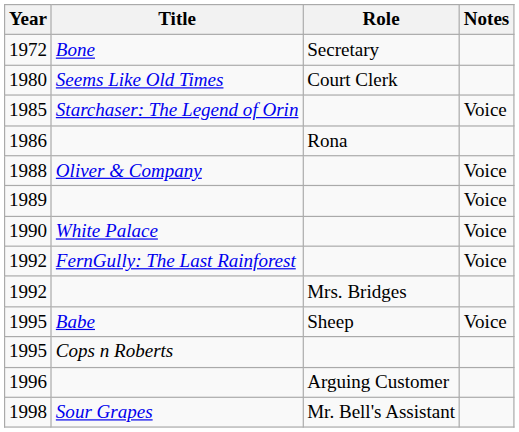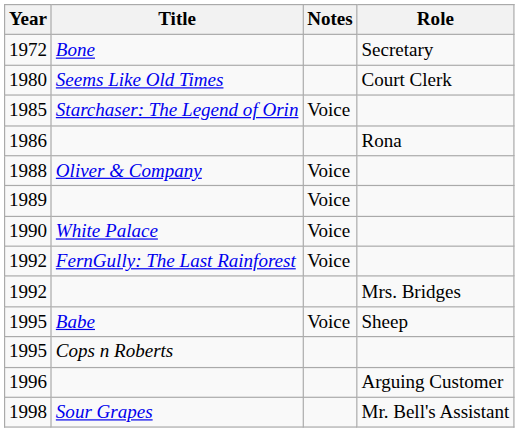columns swapped: (381, 19) <-> (487, 19)
